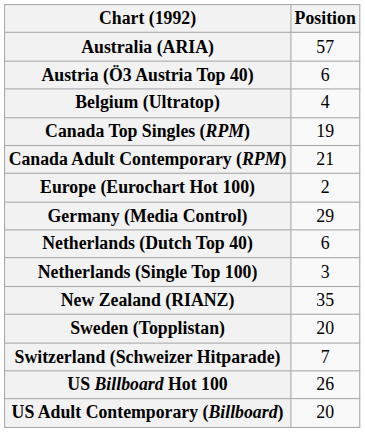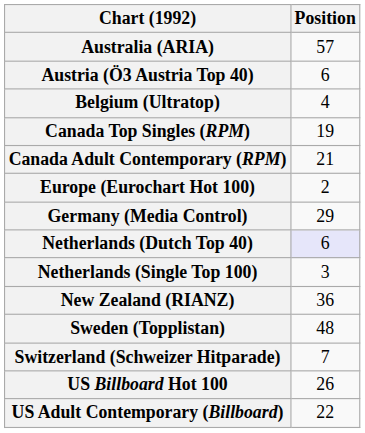(325, 243) no background -> (325, 243) lavender background
(325, 300) 35 -> (325, 300) 36
(325, 328) 20 -> (325, 328) 48
(325, 412) 20 -> (325, 412) 22
